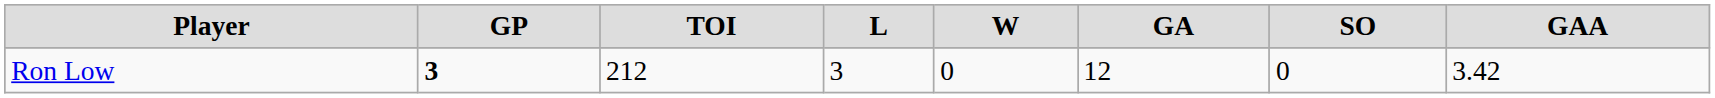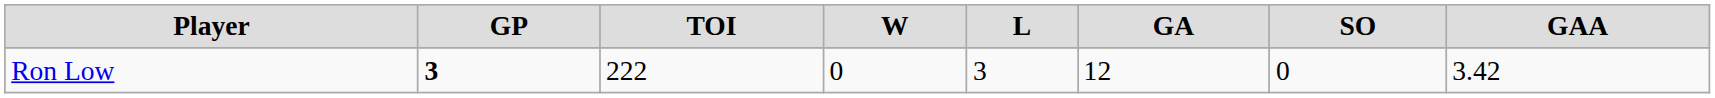columns swapped: (1006, 26) <-> (879, 26)
(627, 69) 212 -> (627, 69) 222
